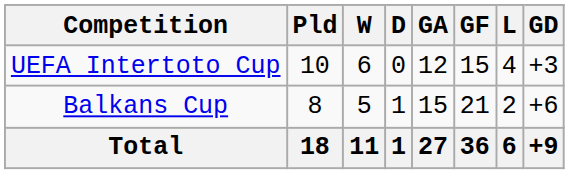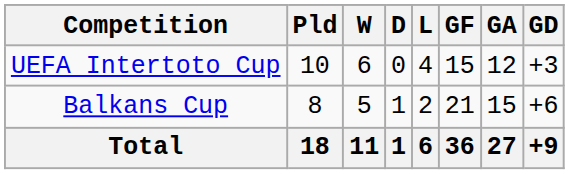columns swapped: (509, 25) <-> (433, 25)
